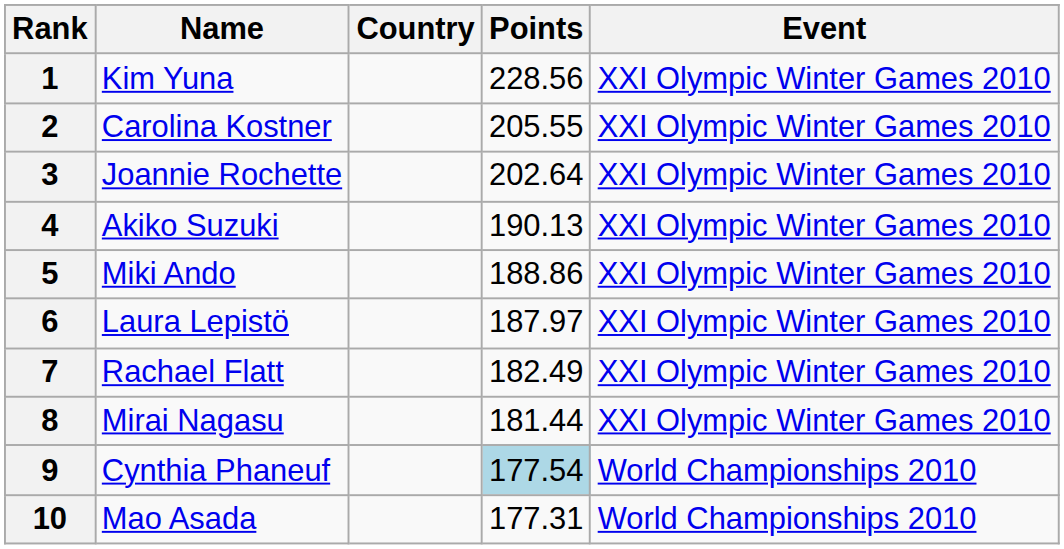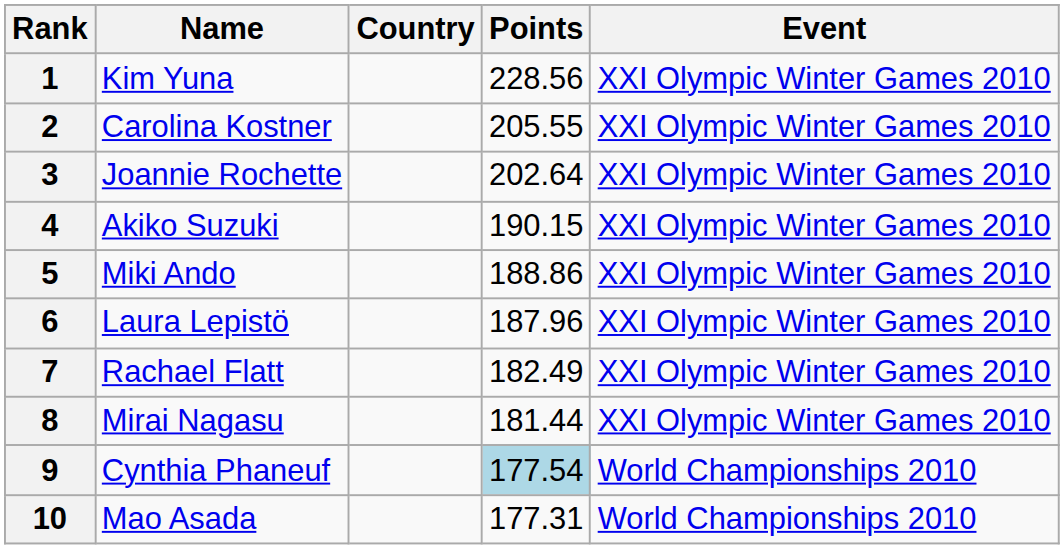(536, 224) 190.13 -> (536, 224) 190.15
(536, 322) 187.97 -> (536, 322) 187.96
